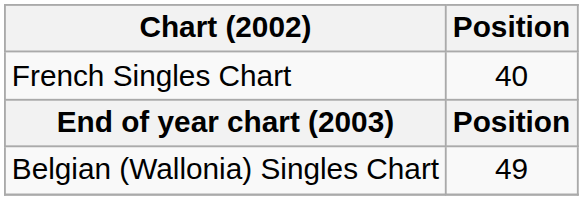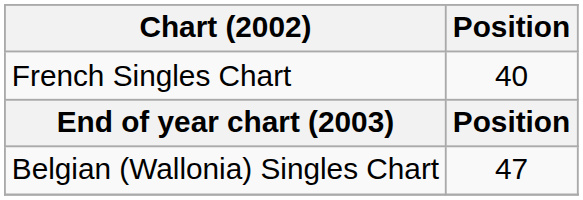(512, 169) 49 -> (512, 169) 47
